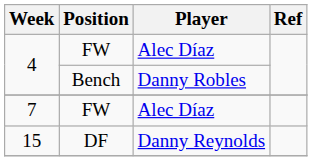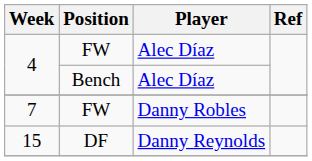(192, 79) Danny Robles -> (176, 79) Alec Díaz
(176, 110) Alec Díaz -> (192, 110) Danny Robles
